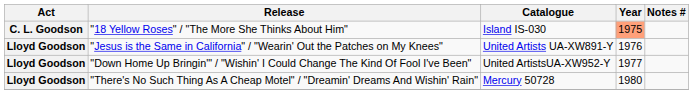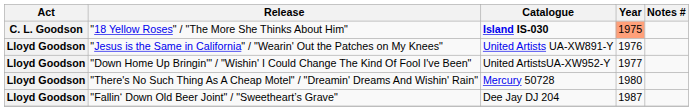(514, 30) normal -> (516, 30) bold
+ row: (214, 98)
